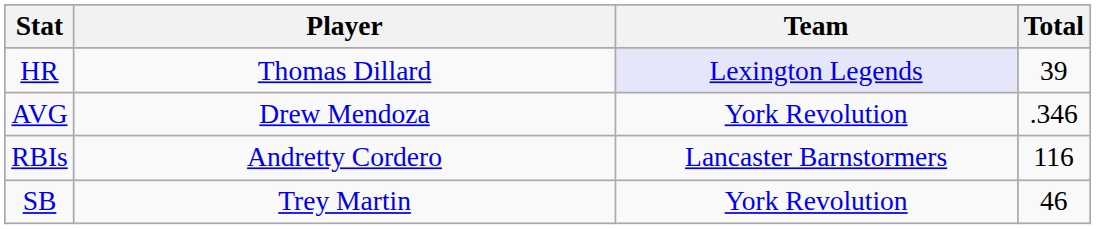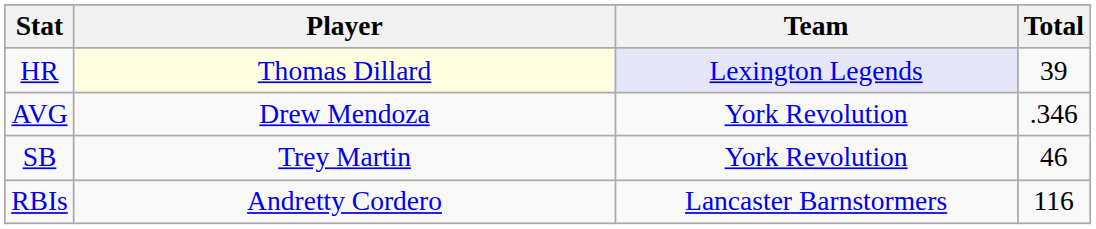(345, 69) no background -> (345, 69) lightyellow background
rows swapped: (40, 157) <-> (39, 200)
